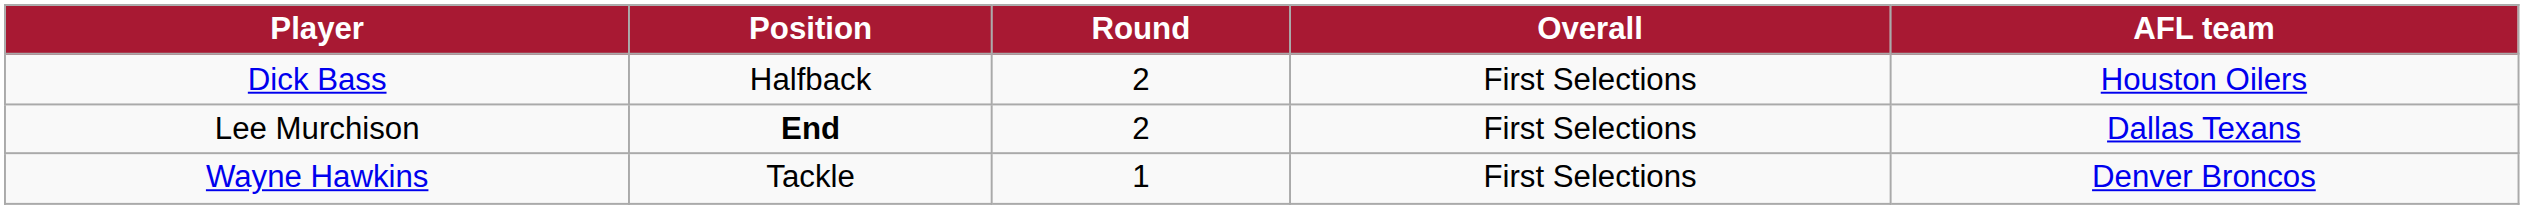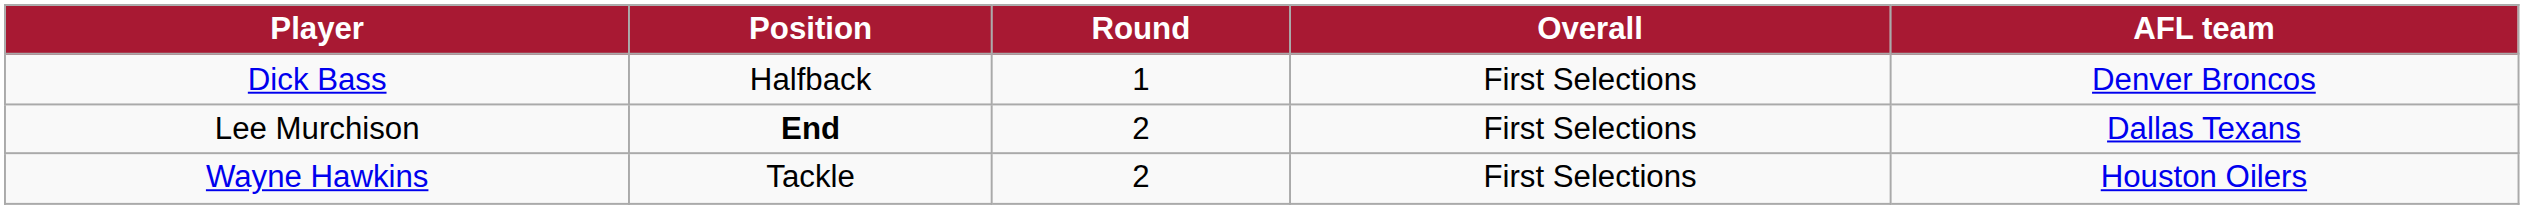(1141, 78) 2 -> (1141, 78) 1
(2204, 78) Houston Oilers -> (2204, 78) Denver Broncos
(1141, 177) 1 -> (1141, 177) 2
(2204, 177) Denver Broncos -> (2204, 177) Houston Oilers
